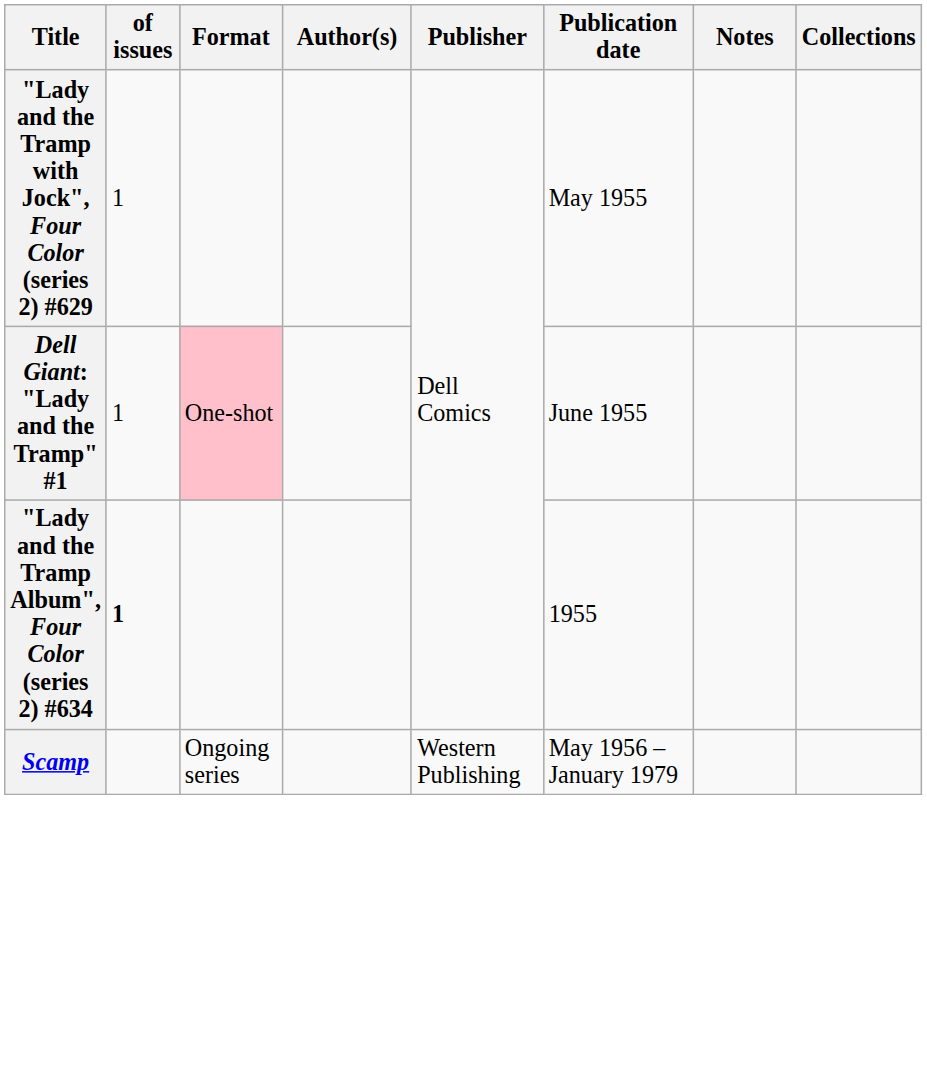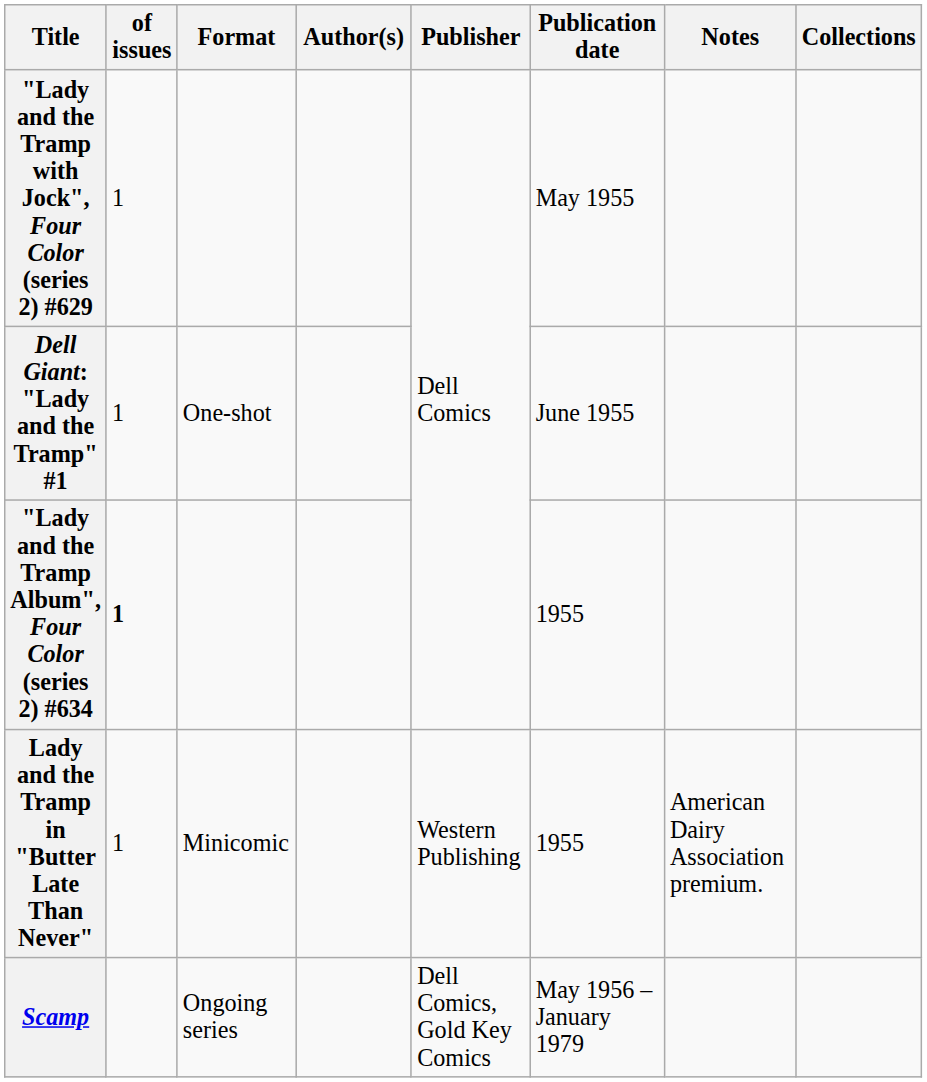(229, 412) pink background -> (227, 412) no background
+ row: (56, 842)
(469, 761) Western Publishing -> (464, 1017) Dell Comics, Gold Key Comics
